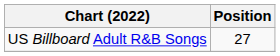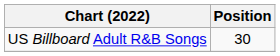(243, 39) 27 -> (243, 39) 30
